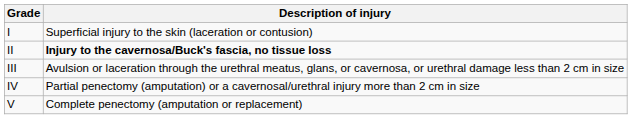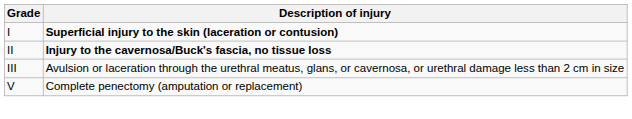(179, 31) normal -> (192, 31) bold
- row: (12, 86)
